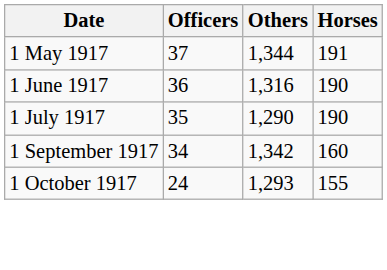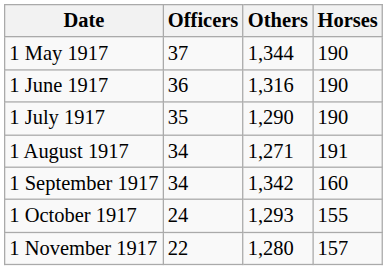(333, 53) 191 -> (333, 53) 190
+ row: (69, 150)
+ row: (83, 248)
